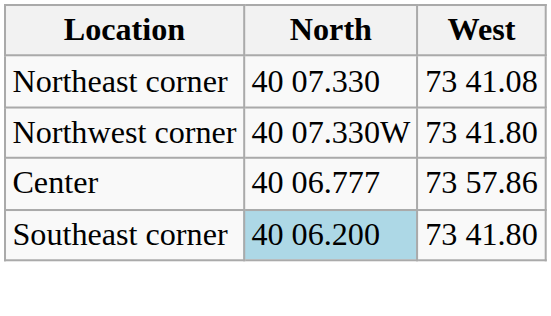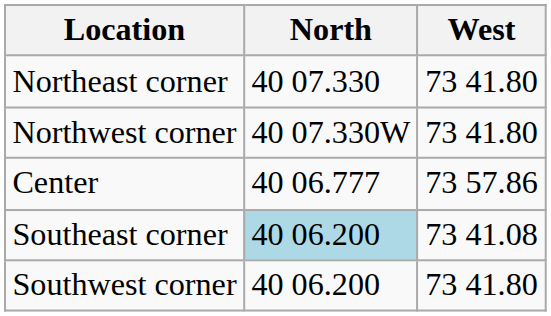(482, 81) 73 41.08 -> (482, 81) 73 41.80
(482, 234) 73 41.80 -> (482, 234) 73 41.08
+ row: (125, 285)
